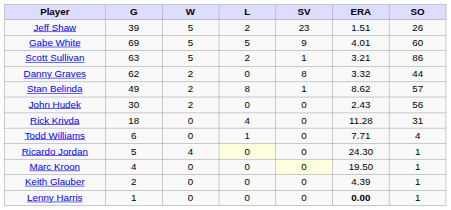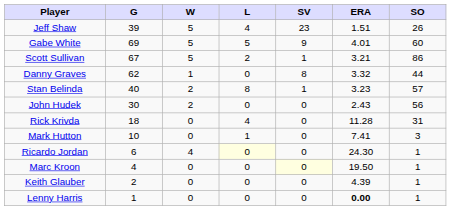(247, 27) 2 -> (247, 27) 4
(134, 58) 63 -> (134, 58) 67
(190, 74) 2 -> (190, 74) 1
(134, 89) 49 -> (134, 89) 40
(361, 89) 8.62 -> (361, 89) 3.23
+ row: (55, 136)
- row: (55, 136)
(134, 151) 5 -> (134, 151) 6
